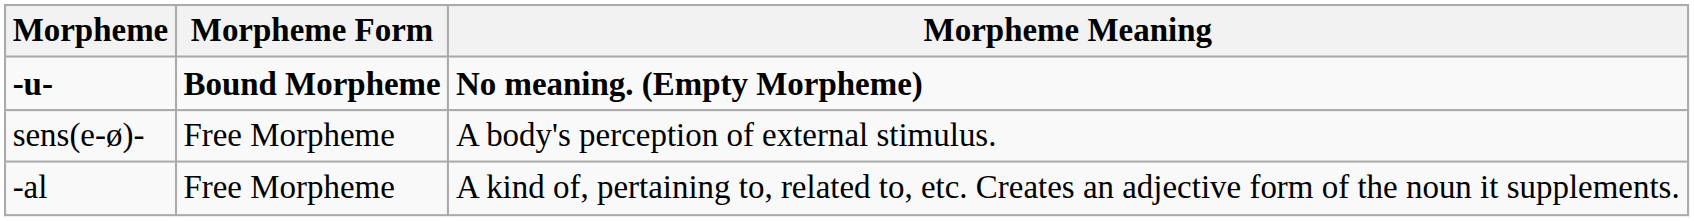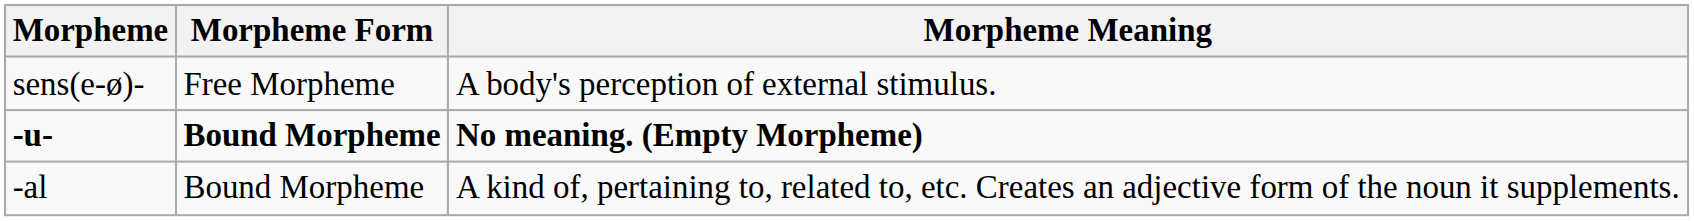rows swapped: (79, 135) <-> (33, 82)
(289, 187) Free Morpheme -> (304, 187) Bound Morpheme
